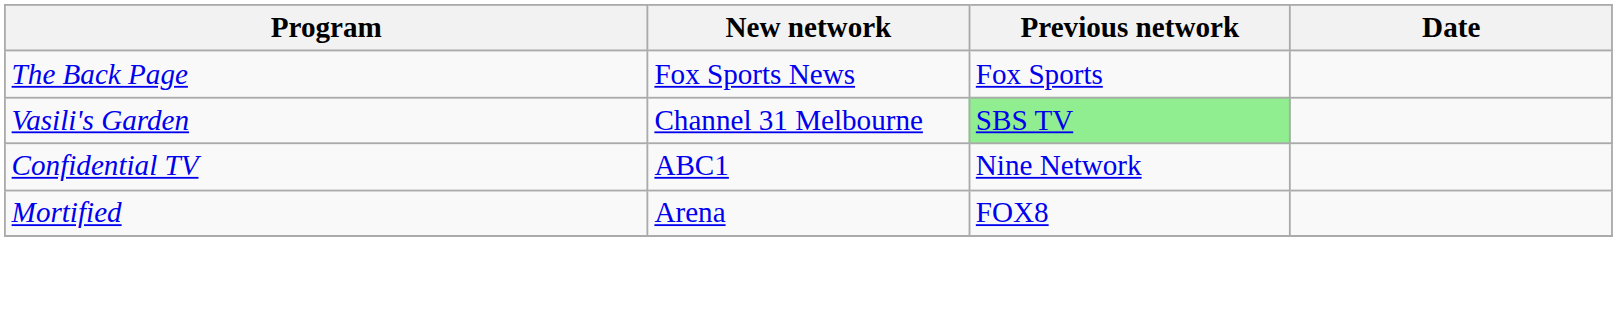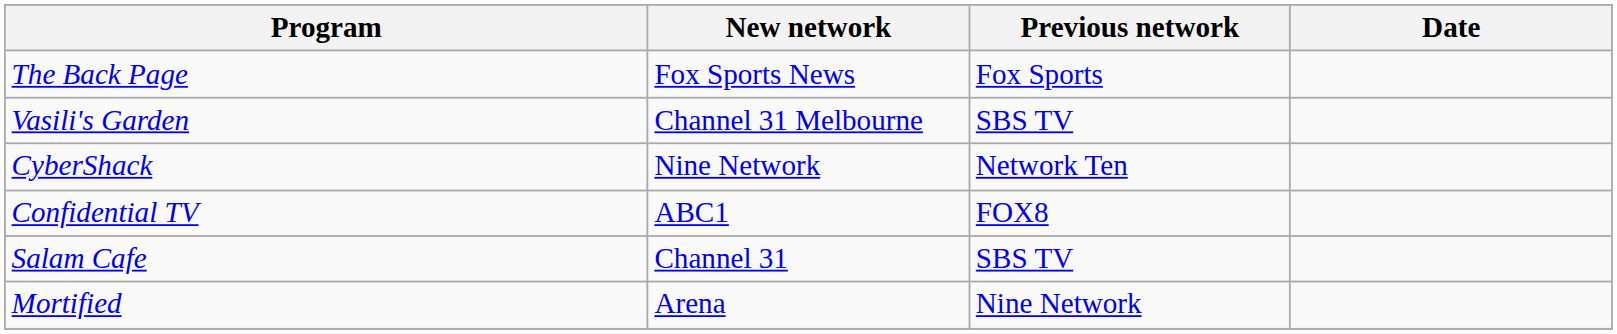(1025, 119) lightgreen background -> (1025, 119) no background
+ row: (82, 166)
(1059, 166) Nine Network -> (1012, 212) FOX8
+ row: (79, 258)
(1012, 212) FOX8 -> (1059, 304) Nine Network
